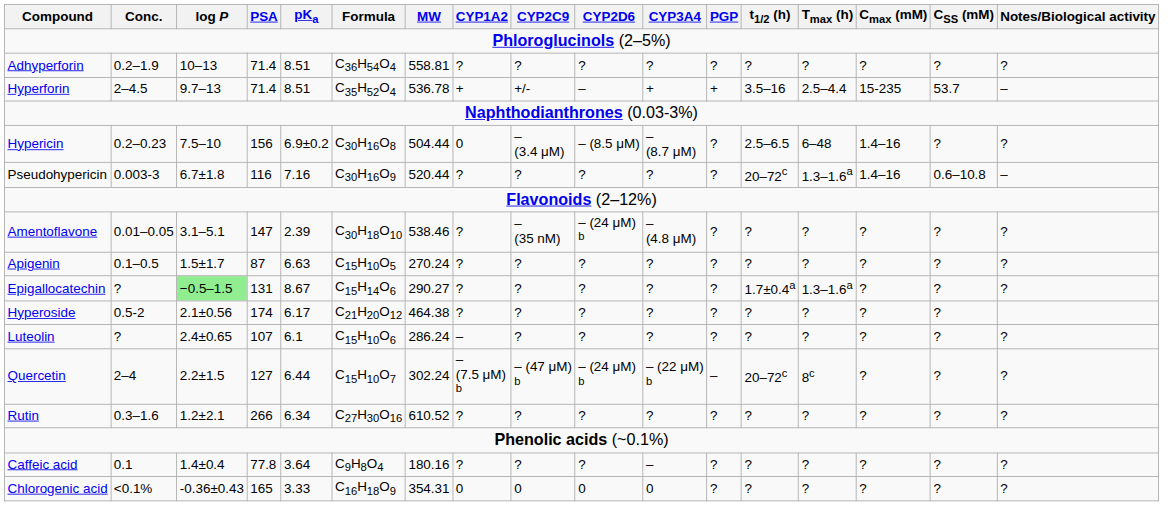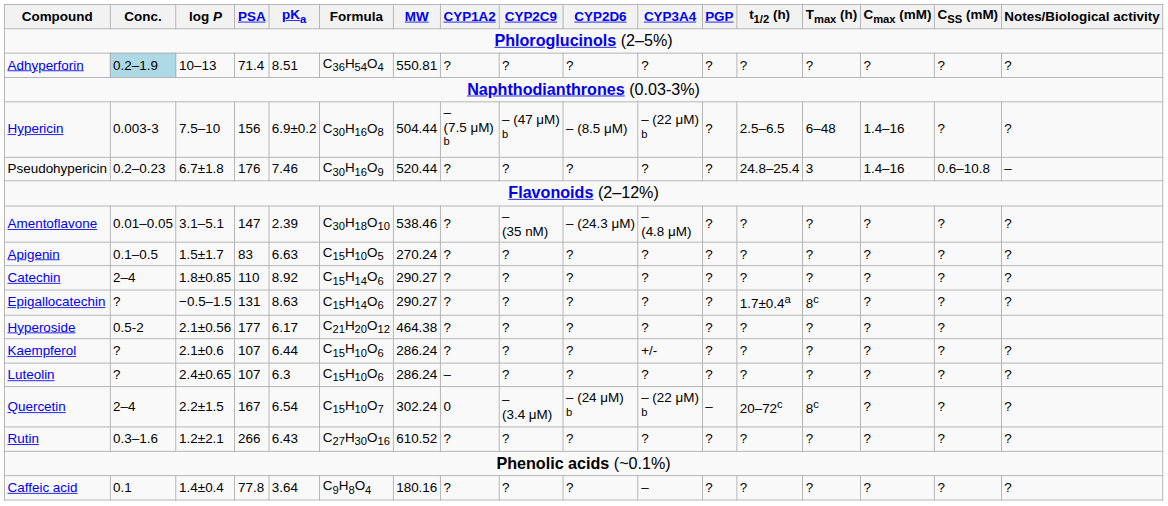(136, 65) no background -> (136, 65) lightblue background
(429, 65) 558.81 -> (417, 65) 550.81
- row: (39, 89)
(140, 144) 0.2–0.23 -> (136, 129) 0.003-3
(459, 144) 0 -> (469, 126) – (7.5 μM) b
(539, 144) – (3.4 μM) -> (531, 126) – (47 μM) b
(671, 144) – (8.7 μM) -> (670, 126) – (22 μM) b
(137, 174) 0.003-3 -> (139, 169) 0.2–0.23
(261, 174) 116 -> (249, 169) 176
(297, 174) 7.16 -> (285, 169) 7.46
(766, 174) 20–72c -> (770, 169) 24.8–25.4
(827, 174) 1.3–1.6a -> (809, 169) 3
(607, 229) – (24 μM) b -> (600, 223) – (24.3 μM)
(258, 263) 87 -> (245, 254) 83
+ row: (34, 278)
(206, 288) lightgreen background -> (205, 302) no background
(297, 288) 8.67 -> (285, 302) 8.63
(827, 288) 1.3–1.6a -> (812, 302) 8c
(261, 312) 174 -> (249, 327) 177
+ row: (42, 351)
(293, 336) 6.1 -> (281, 375) 6.3
(261, 376) 127 -> (249, 407) 167
(297, 376) 6.44 -> (285, 407) 6.54
(481, 373) – (7.5 μM) b -> (447, 407) 0
(543, 373) – (47 μM) b -> (527, 407) – (3.4 μM)
(297, 416) 6.34 -> (285, 439) 6.43
- row: (58, 488)
